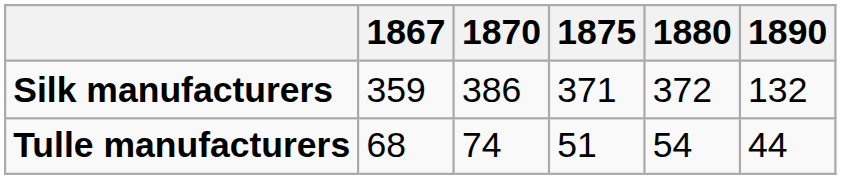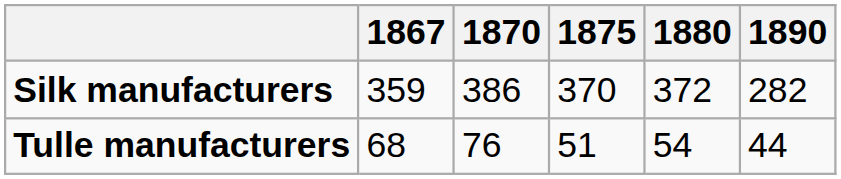(587, 88) 371 -> (587, 88) 370
(778, 88) 132 -> (778, 88) 282
(482, 145) 74 -> (482, 145) 76
